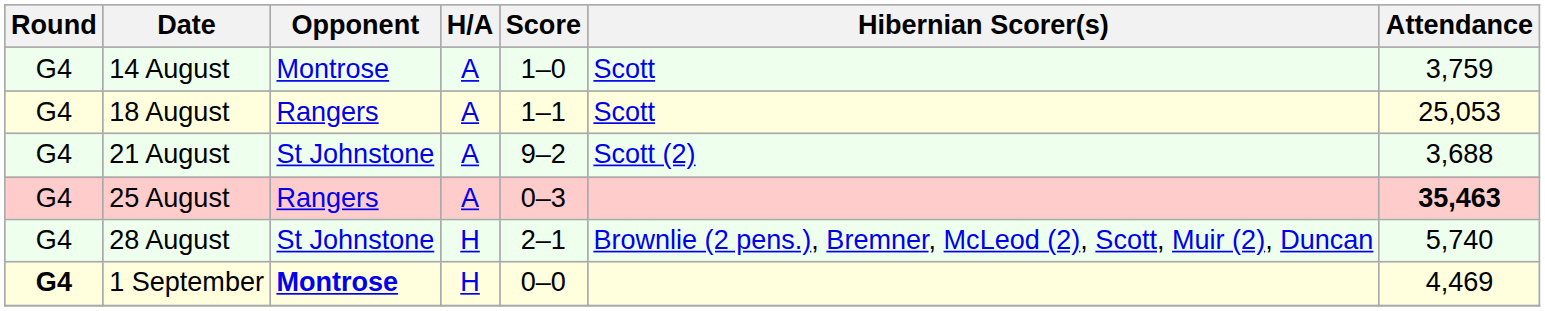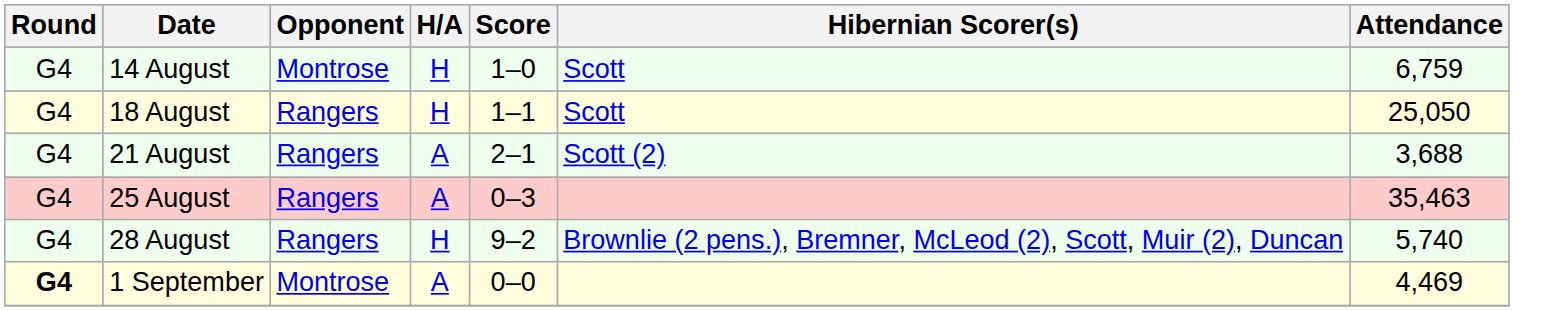(470, 68) A -> (440, 68) H
(1459, 68) 3,759 -> (1429, 68) 6,759
(470, 111) A -> (440, 111) H
(1459, 111) 25,053 -> (1429, 111) 25,050
(355, 154) St Johnstone -> (328, 154) Rangers
(543, 154) 9–2 -> (513, 154) 2–1
(1459, 197) bold -> (1429, 197) normal
(355, 240) St Johnstone -> (328, 240) Rangers
(543, 240) 2–1 -> (513, 240) 9–2
(337, 283) bold -> (333, 283) normal
(470, 283) H -> (440, 283) A
